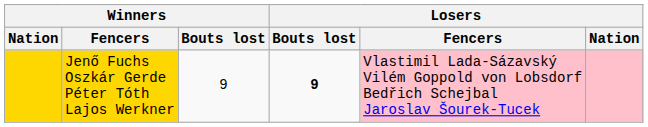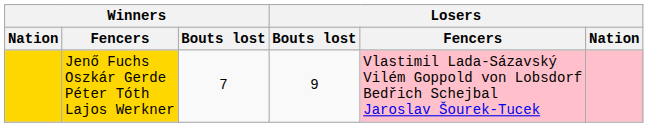(223, 86) 9 -> (223, 86) 7
(314, 86) bold -> (314, 86) normal
